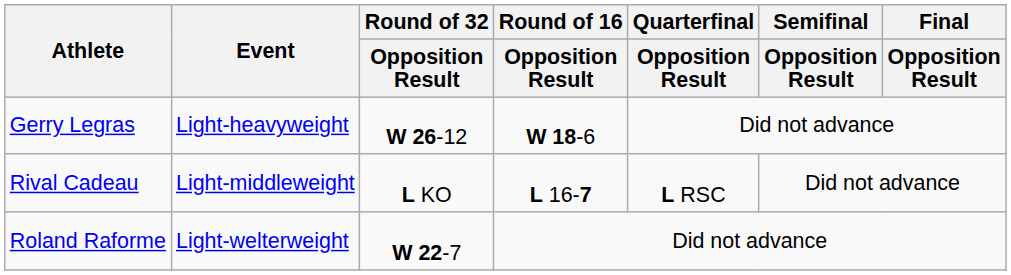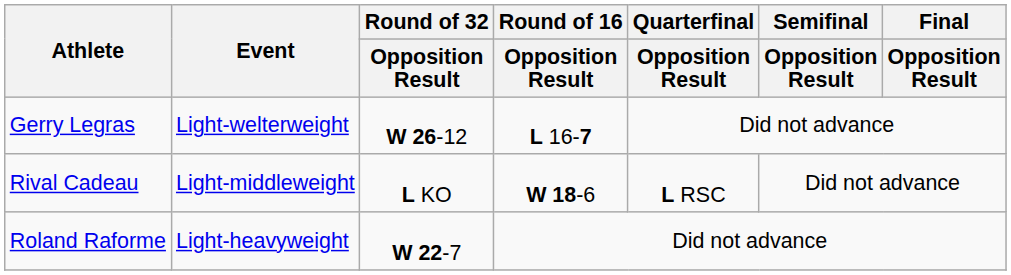(262, 126) Light-heavyweight -> (262, 126) Light-welterweight
(561, 138) W 18-6 -> (561, 138) L 16-7
(561, 195) L 16-7 -> (561, 195) W 18-6
(262, 241) Light-welterweight -> (262, 241) Light-heavyweight
